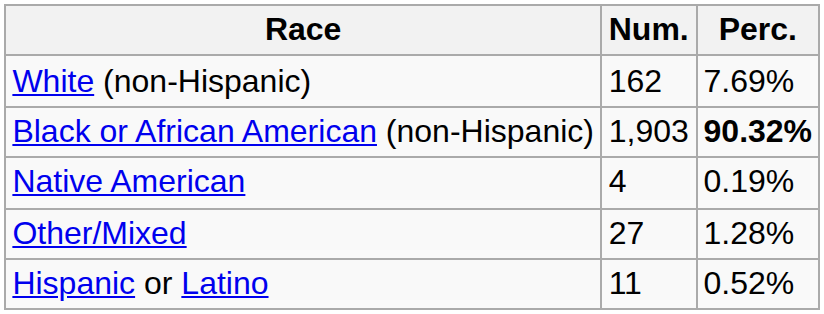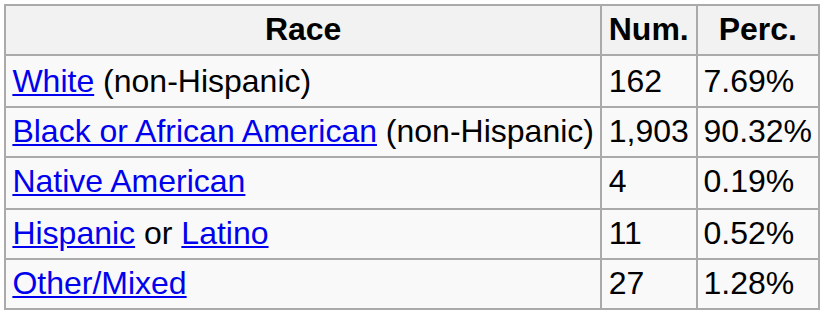(758, 131) bold -> (758, 131) normal
rows swapped: (100, 232) <-> (140, 283)
